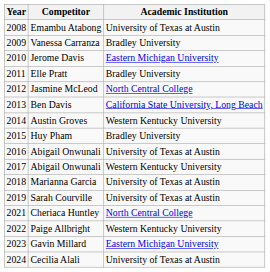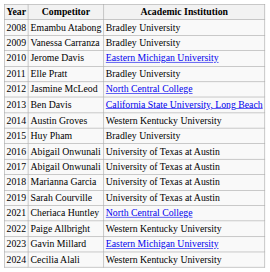(163, 27) University of Texas at Austin -> (143, 27) Bradley University
(164, 167) Western Kentucky University -> (163, 167) University of Texas at Austin
(163, 259) University of Texas at Austin -> (164, 259) Western Kentucky University
